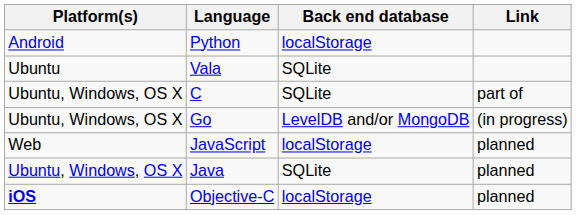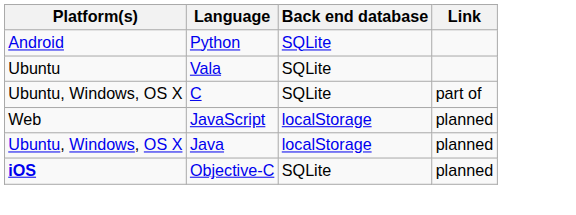(327, 42) localStorage -> (306, 42) SQLite
- row: (201, 119)
(306, 171) SQLite -> (327, 145) localStorage
(327, 196) localStorage -> (306, 171) SQLite
